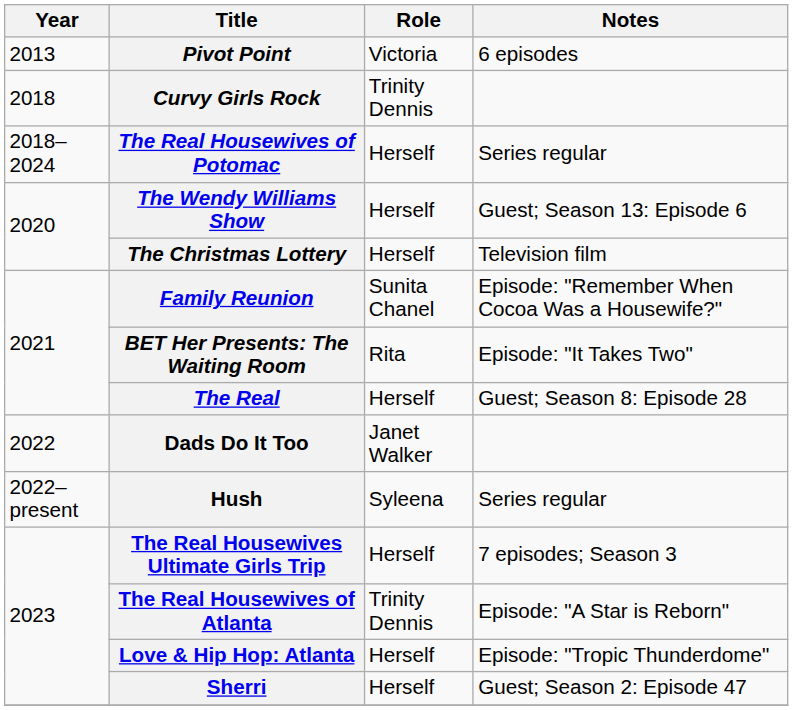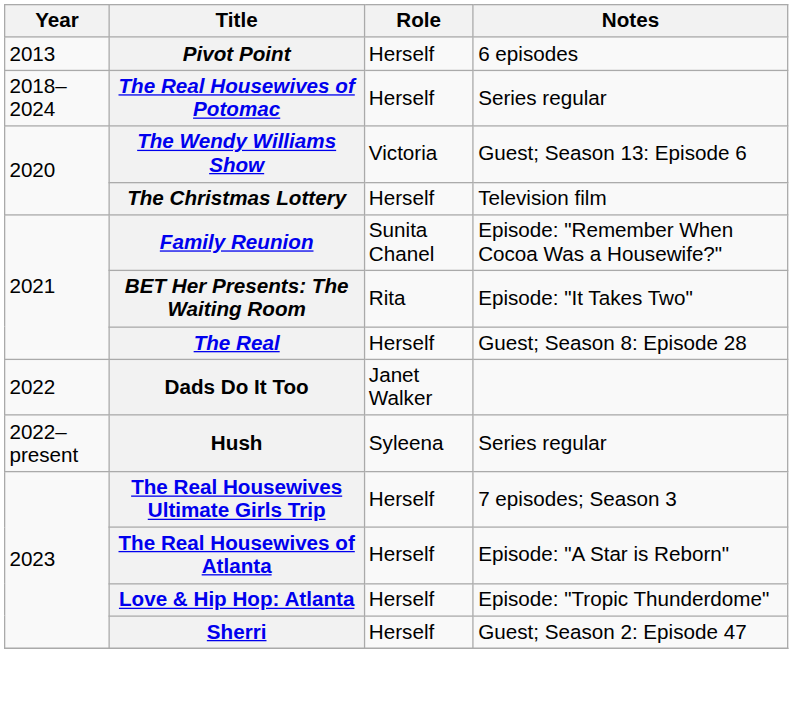(403, 53) Victoria -> (402, 53) Herself
- row: (237, 97)
(402, 209) Herself -> (403, 153) Victoria
(401, 611) Trinity Dennis -> (402, 555) Herself
